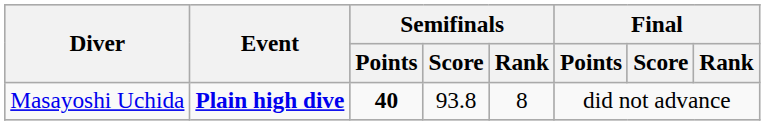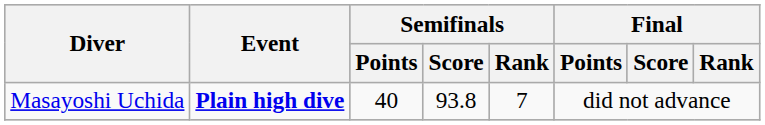(386, 101) bold -> (386, 101) normal
(522, 101) 8 -> (522, 101) 7
